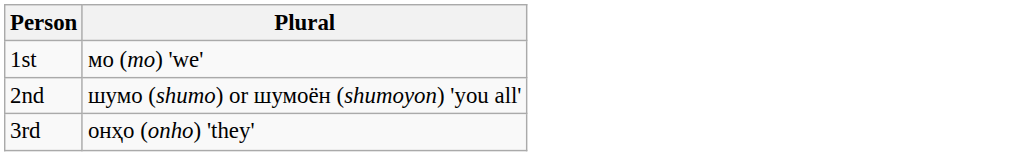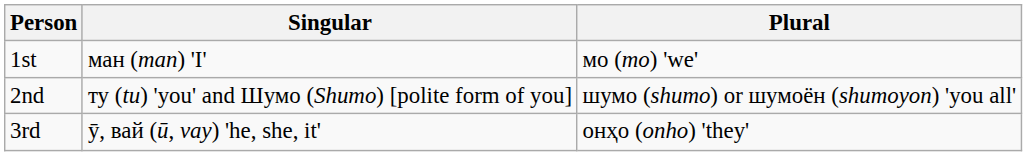+ column: (330, 22)
